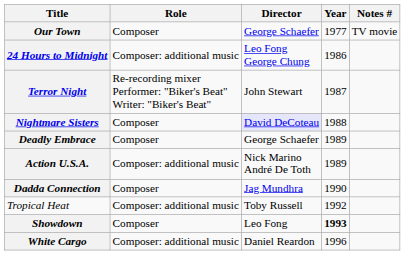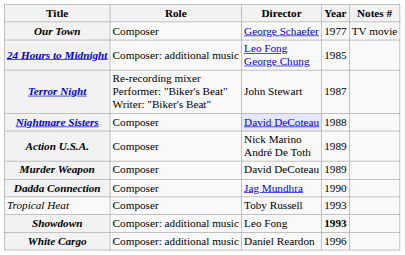(335, 55) 1986 -> (335, 55) 1985
- row: (57, 139)
(176, 164) Composer: additional music -> (136, 146) Composer
+ row: (57, 170)
(176, 205) Composer: additional music -> (136, 205) Composer
(335, 205) 1992 -> (335, 205) 1993
(136, 223) Composer -> (176, 223) Composer: additional music
